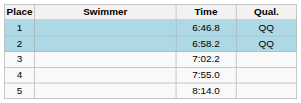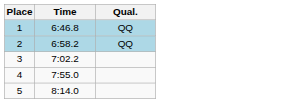- column: (105, 12)
